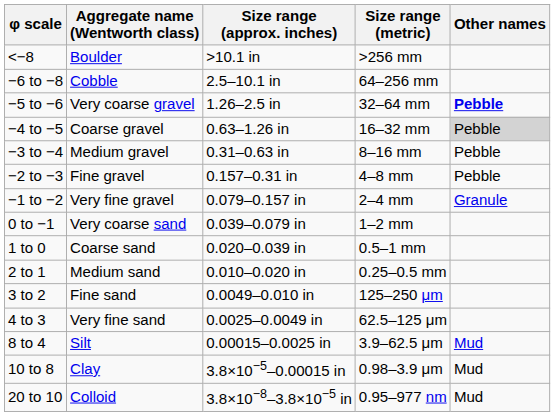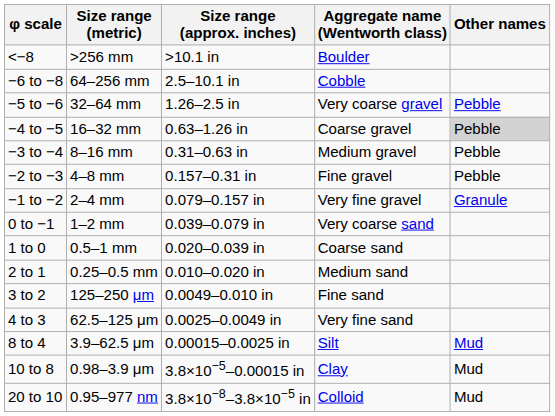columns swapped: (403, 24) <-> (135, 24)
(479, 104) bold -> (477, 104) normal
